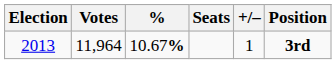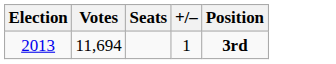- column: (157, 17)
(99, 44) 11,964 -> (99, 44) 11,694
